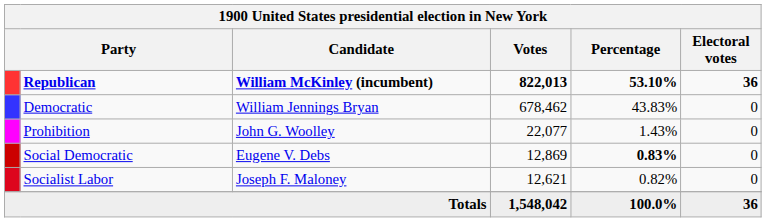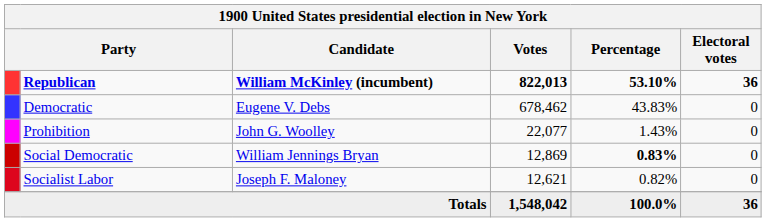(307, 107) William Jennings Bryan -> (283, 107) Eugene V. Debs
(283, 155) Eugene V. Debs -> (307, 155) William Jennings Bryan
